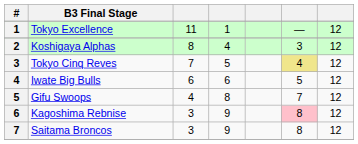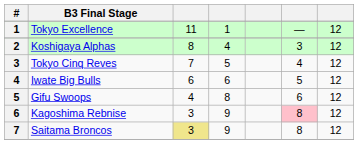(299, 63) khaki background -> (299, 63) no background
(299, 97) 7 -> (299, 97) 6
(191, 131) no background -> (191, 131) khaki background
